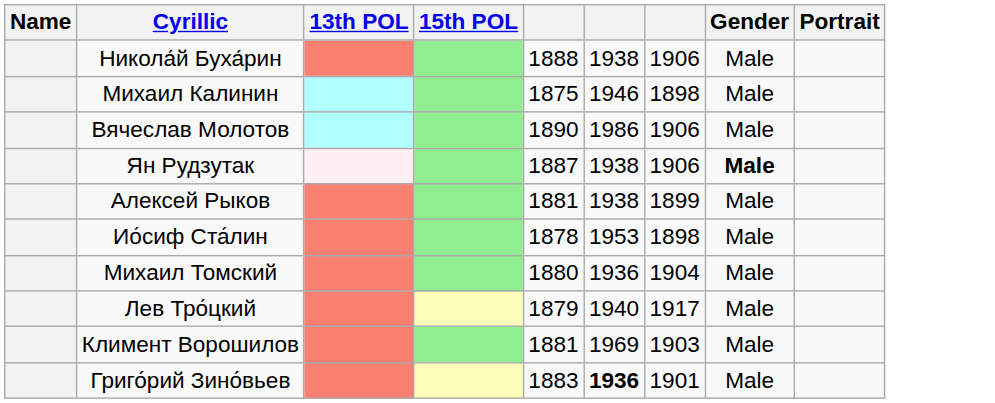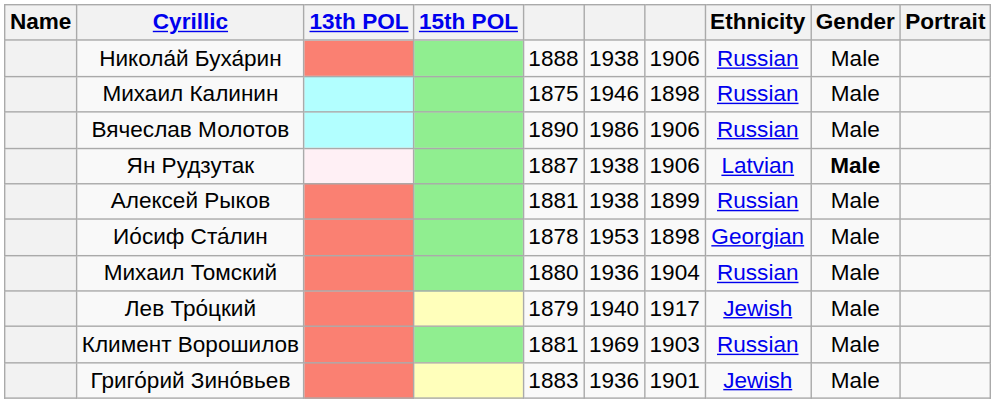+ column: (758, 22)
(614, 380) bold -> (614, 380) normal
